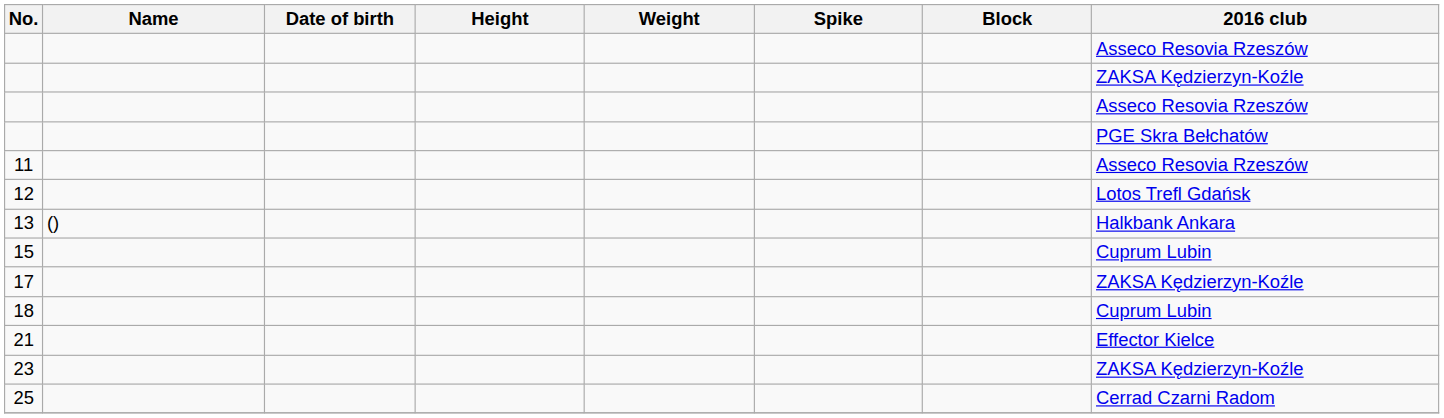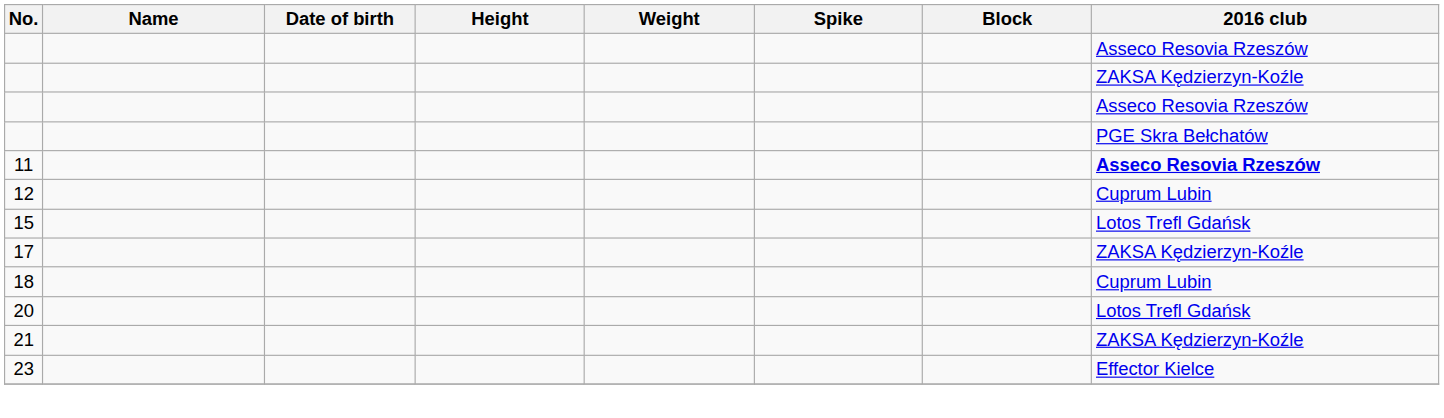(1202, 164) normal -> (1208, 164) bold
(1173, 194) Lotos Trefl Gdańsk -> (1154, 194) Cuprum Lubin
- row: (24, 223)
(1154, 252) Cuprum Lubin -> (1173, 223) Lotos Trefl Gdańsk
+ row: (24, 310)
(1155, 340) Effector Kielce -> (1200, 340) ZAKSA Kędzierzyn-Koźle
(1200, 369) ZAKSA Kędzierzyn-Koźle -> (1155, 369) Effector Kielce
- row: (24, 398)
